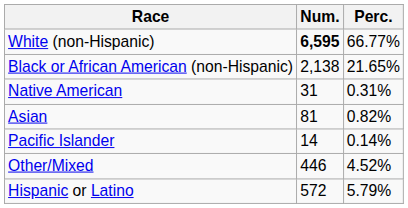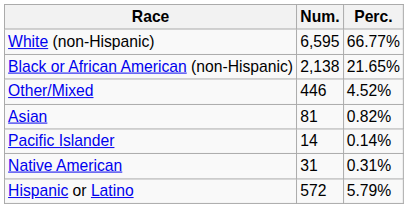(320, 41) bold -> (320, 41) normal
rows swapped: (65, 91) <-> (51, 166)
